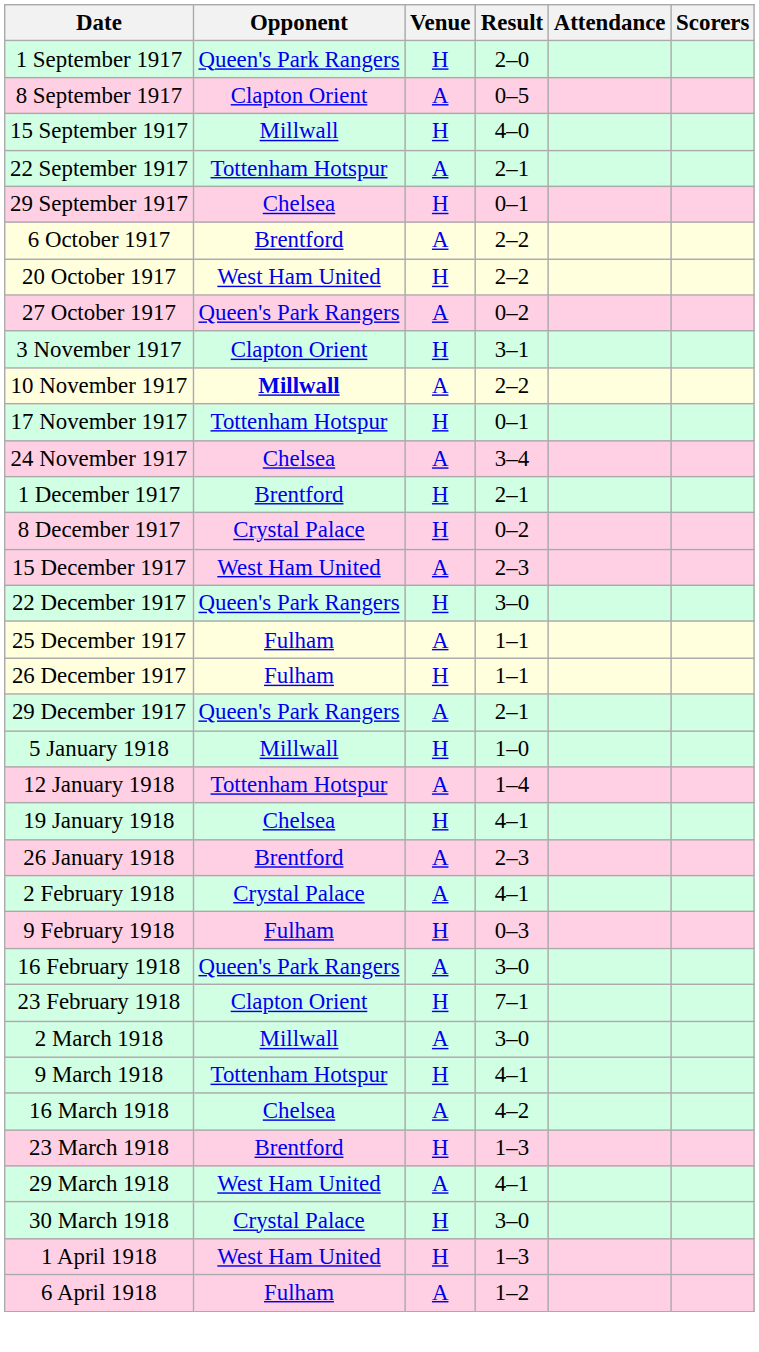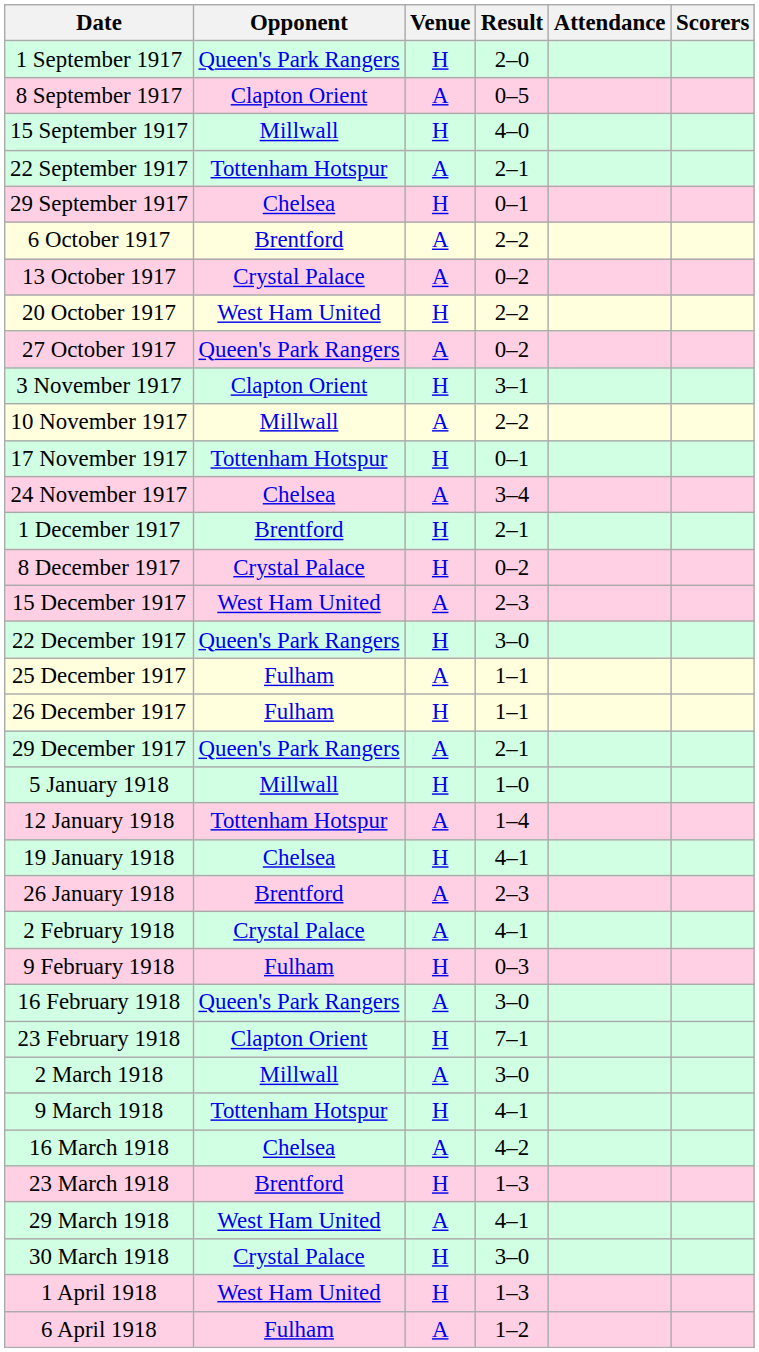+ row: (99, 276)
(299, 385) bold -> (299, 421) normal
